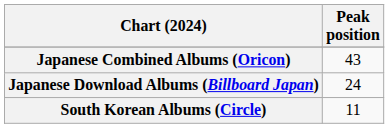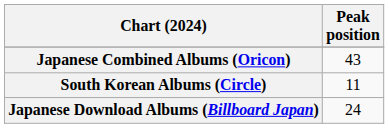rows swapped: (163, 85) <-> (163, 110)
